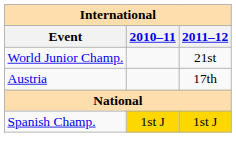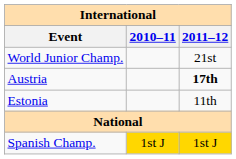(205, 79) normal -> (205, 79) bold
+ row: (28, 100)
